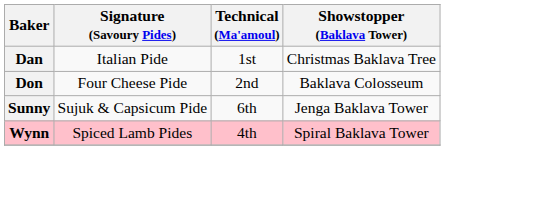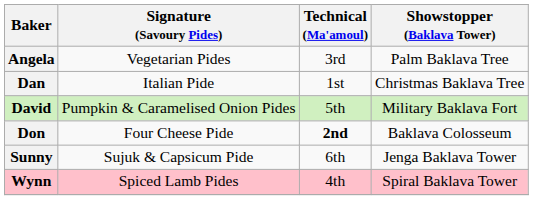+ row: (31, 58)
+ row: (31, 108)
(247, 83) normal -> (335, 132) bold
